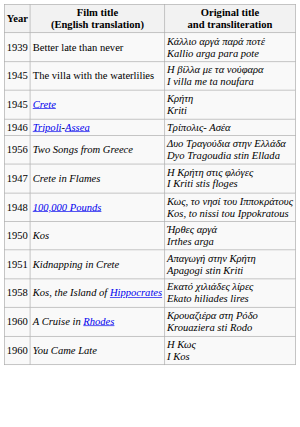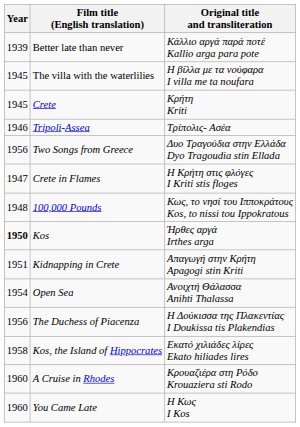(17, 235) normal -> (17, 235) bold
+ row: (53, 293)
+ row: (86, 321)
